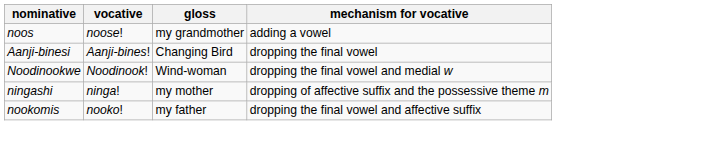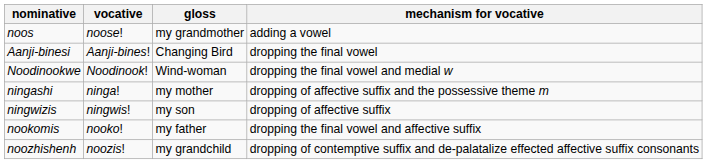+ row: (32, 110)
+ row: (42, 149)
